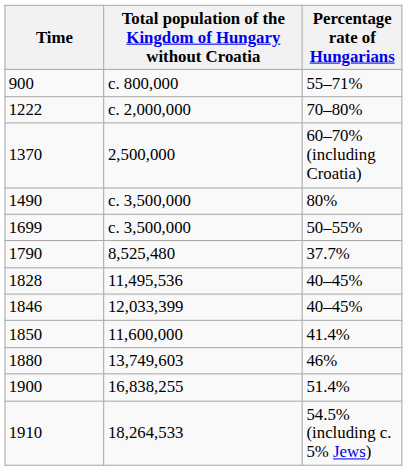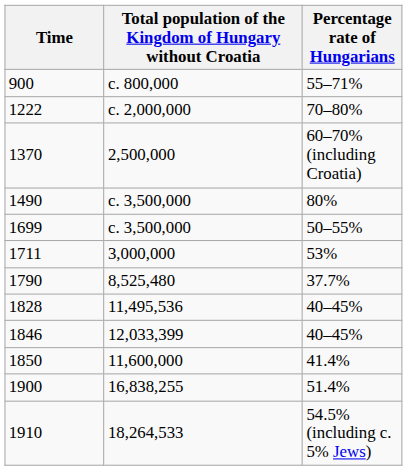+ row: (25, 254)
- row: (25, 360)
